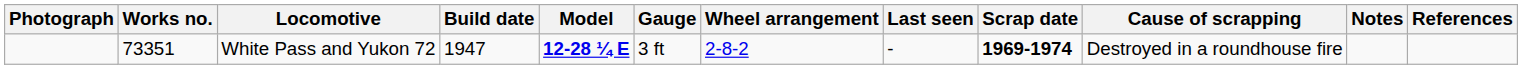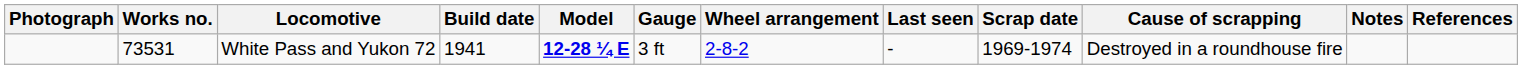(149, 49) 73351 -> (149, 49) 73531
(465, 49) 1947 -> (465, 49) 1941
(1027, 49) bold -> (1027, 49) normal
